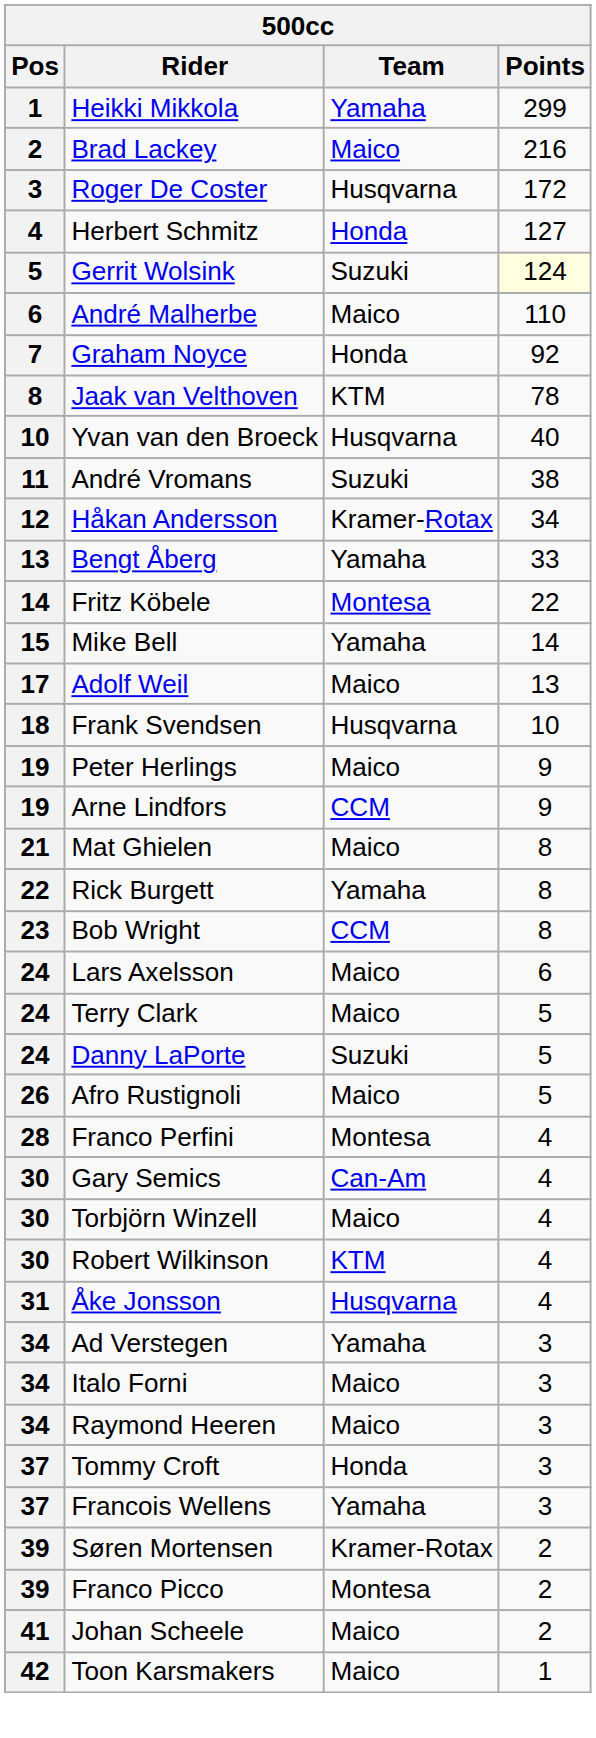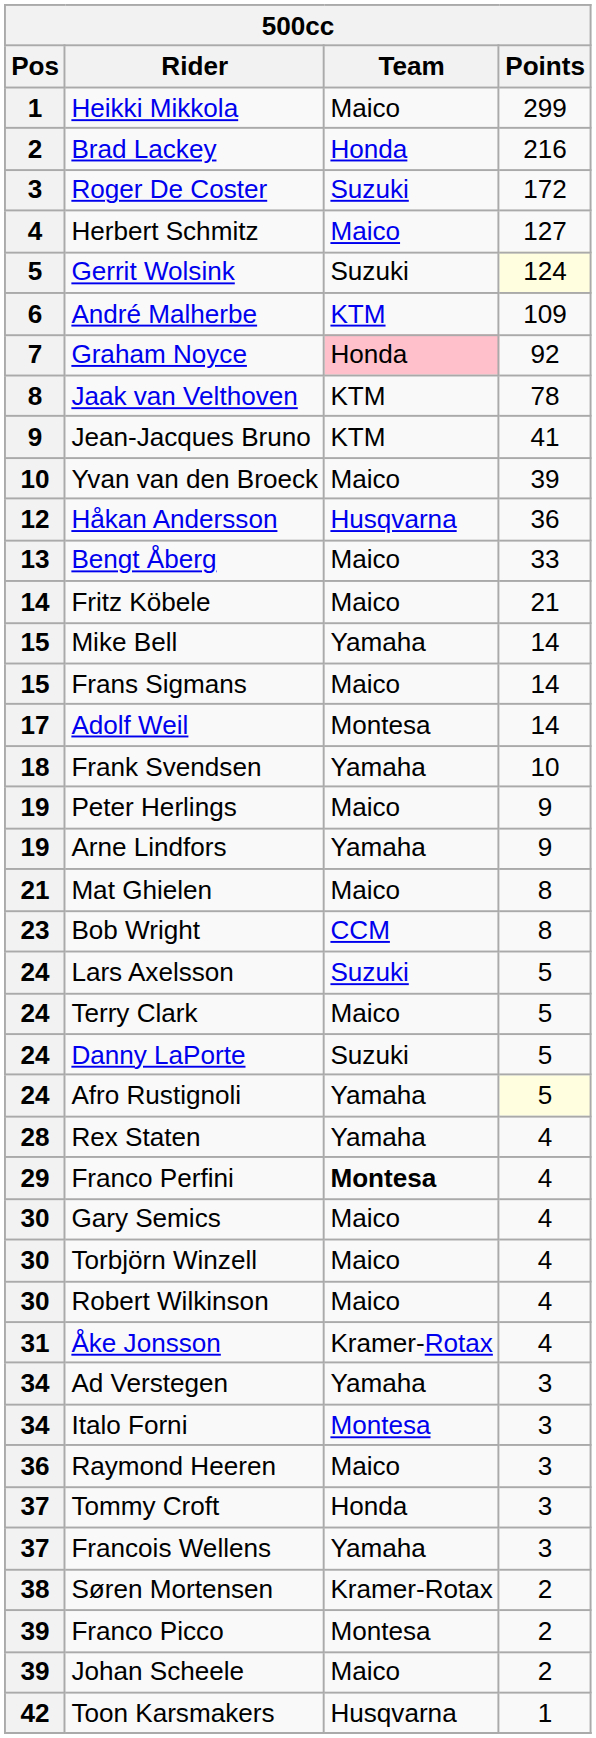(378, 107) Yamaha -> (365, 107) Maico
(365, 149) Maico -> (369, 149) Honda
(394, 190) Husqvarna -> (370, 190) Suzuki
(369, 231) Honda -> (365, 231) Maico
(365, 313) Maico -> (358, 313) KTM
(545, 313) 110 -> (545, 313) 109
(369, 354) no background -> (369, 354) pink background
+ row: (191, 437)
(394, 437) Husqvarna -> (365, 478) Maico
(545, 437) 40 -> (545, 478) 39
- row: (162, 478)
(412, 519) Kramer-Rotax -> (394, 519) Husqvarna
(545, 519) 34 -> (545, 519) 36
(378, 560) Yamaha -> (365, 560) Maico
(380, 601) Montesa -> (365, 601) Maico
(545, 601) 22 -> (545, 601) 21
+ row: (159, 684)
(365, 684) Maico -> (380, 725) Montesa
(545, 684) 13 -> (545, 725) 14
(394, 725) Husqvarna -> (378, 766) Yamaha
(360, 807) CCM -> (378, 848) Yamaha
- row: (142, 889)
(365, 972) Maico -> (370, 972) Suzuki
(545, 972) 6 -> (545, 972) 5
(35, 1095) 26 -> (35, 1095) 24
(365, 1095) Maico -> (378, 1095) Yamaha
(545, 1095) no background -> (545, 1095) lightyellow background
+ row: (136, 1136)
(35, 1136) 28 -> (35, 1178) 29
(380, 1136) normal -> (383, 1178) bold
(378, 1178) Can-Am -> (365, 1219) Maico
(358, 1260) KTM -> (365, 1301) Maico
(394, 1301) Husqvarna -> (412, 1342) Kramer-Rotax
(365, 1383) Maico -> (380, 1425) Montesa
(35, 1425) 34 -> (35, 1466) 36
(35, 1548) 39 -> (35, 1589) 38
(35, 1630) 41 -> (35, 1672) 39
(365, 1672) Maico -> (394, 1713) Husqvarna
